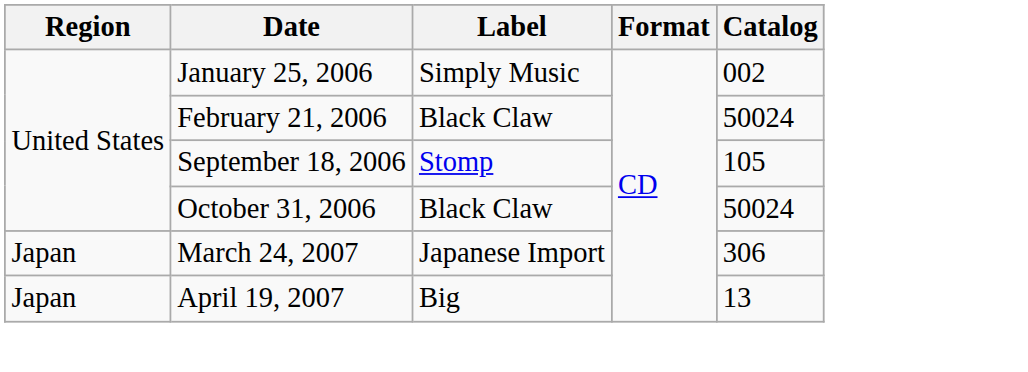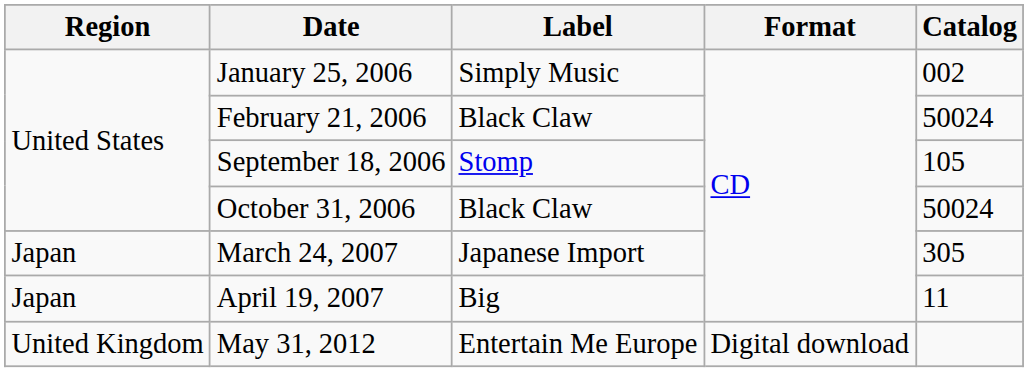(744, 252) 306 -> (944, 252) 305
(737, 298) 13 -> (936, 298) 11
+ row: (296, 343)
